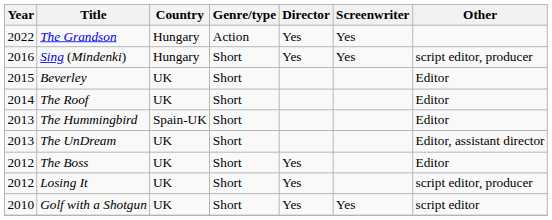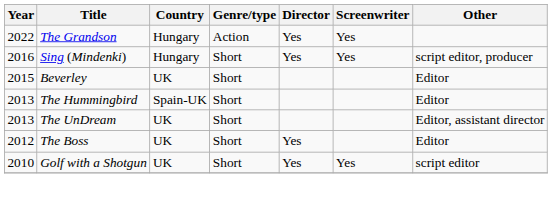- row: (64, 99)
- row: (64, 183)
